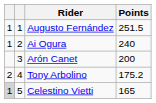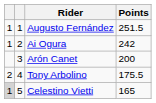(127, 43) 240 -> (127, 43) 242
(131, 74) 175.2 -> (131, 74) 175.5
